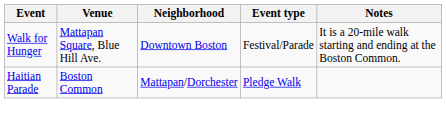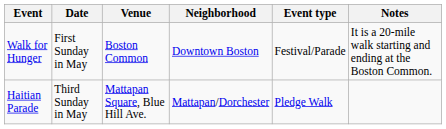+ column: (77, 13)
(90, 44) Mattapan Square, Blue Hill Ave. -> (126, 51) Boston Common
(81, 82) Boston Common -> (135, 102) Mattapan Square, Blue Hill Ave.
